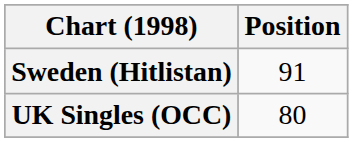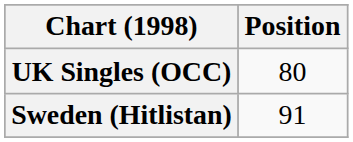rows swapped: (121, 70) <-> (121, 114)
